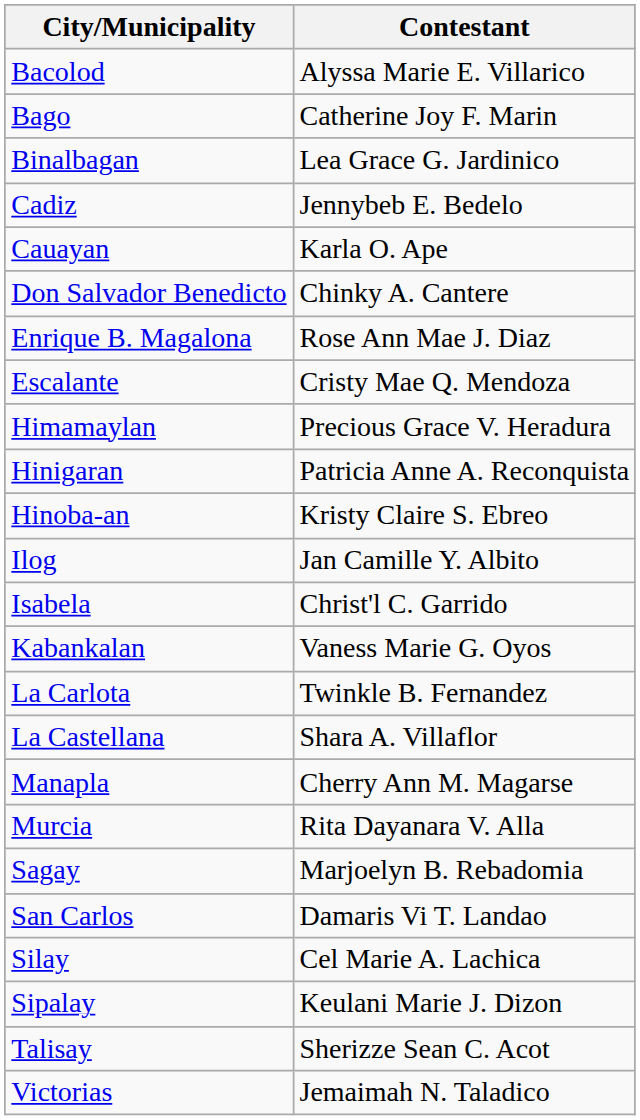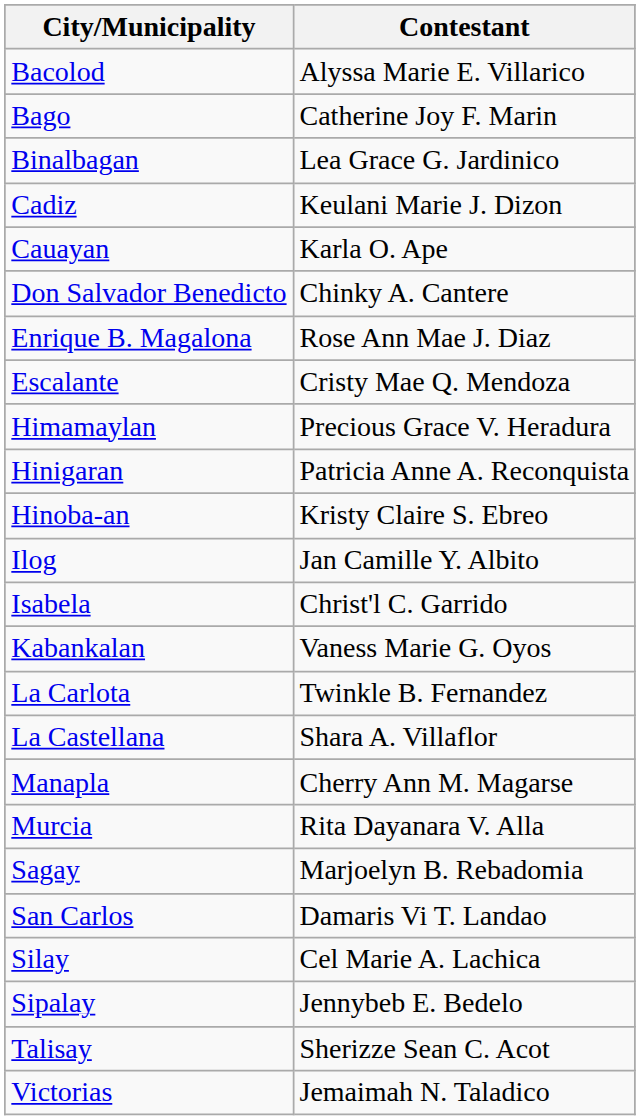(411, 204) Jennybeb E. Bedelo -> (431, 204) Keulani Marie J. Dizon
(431, 1003) Keulani Marie J. Dizon -> (411, 1003) Jennybeb E. Bedelo
